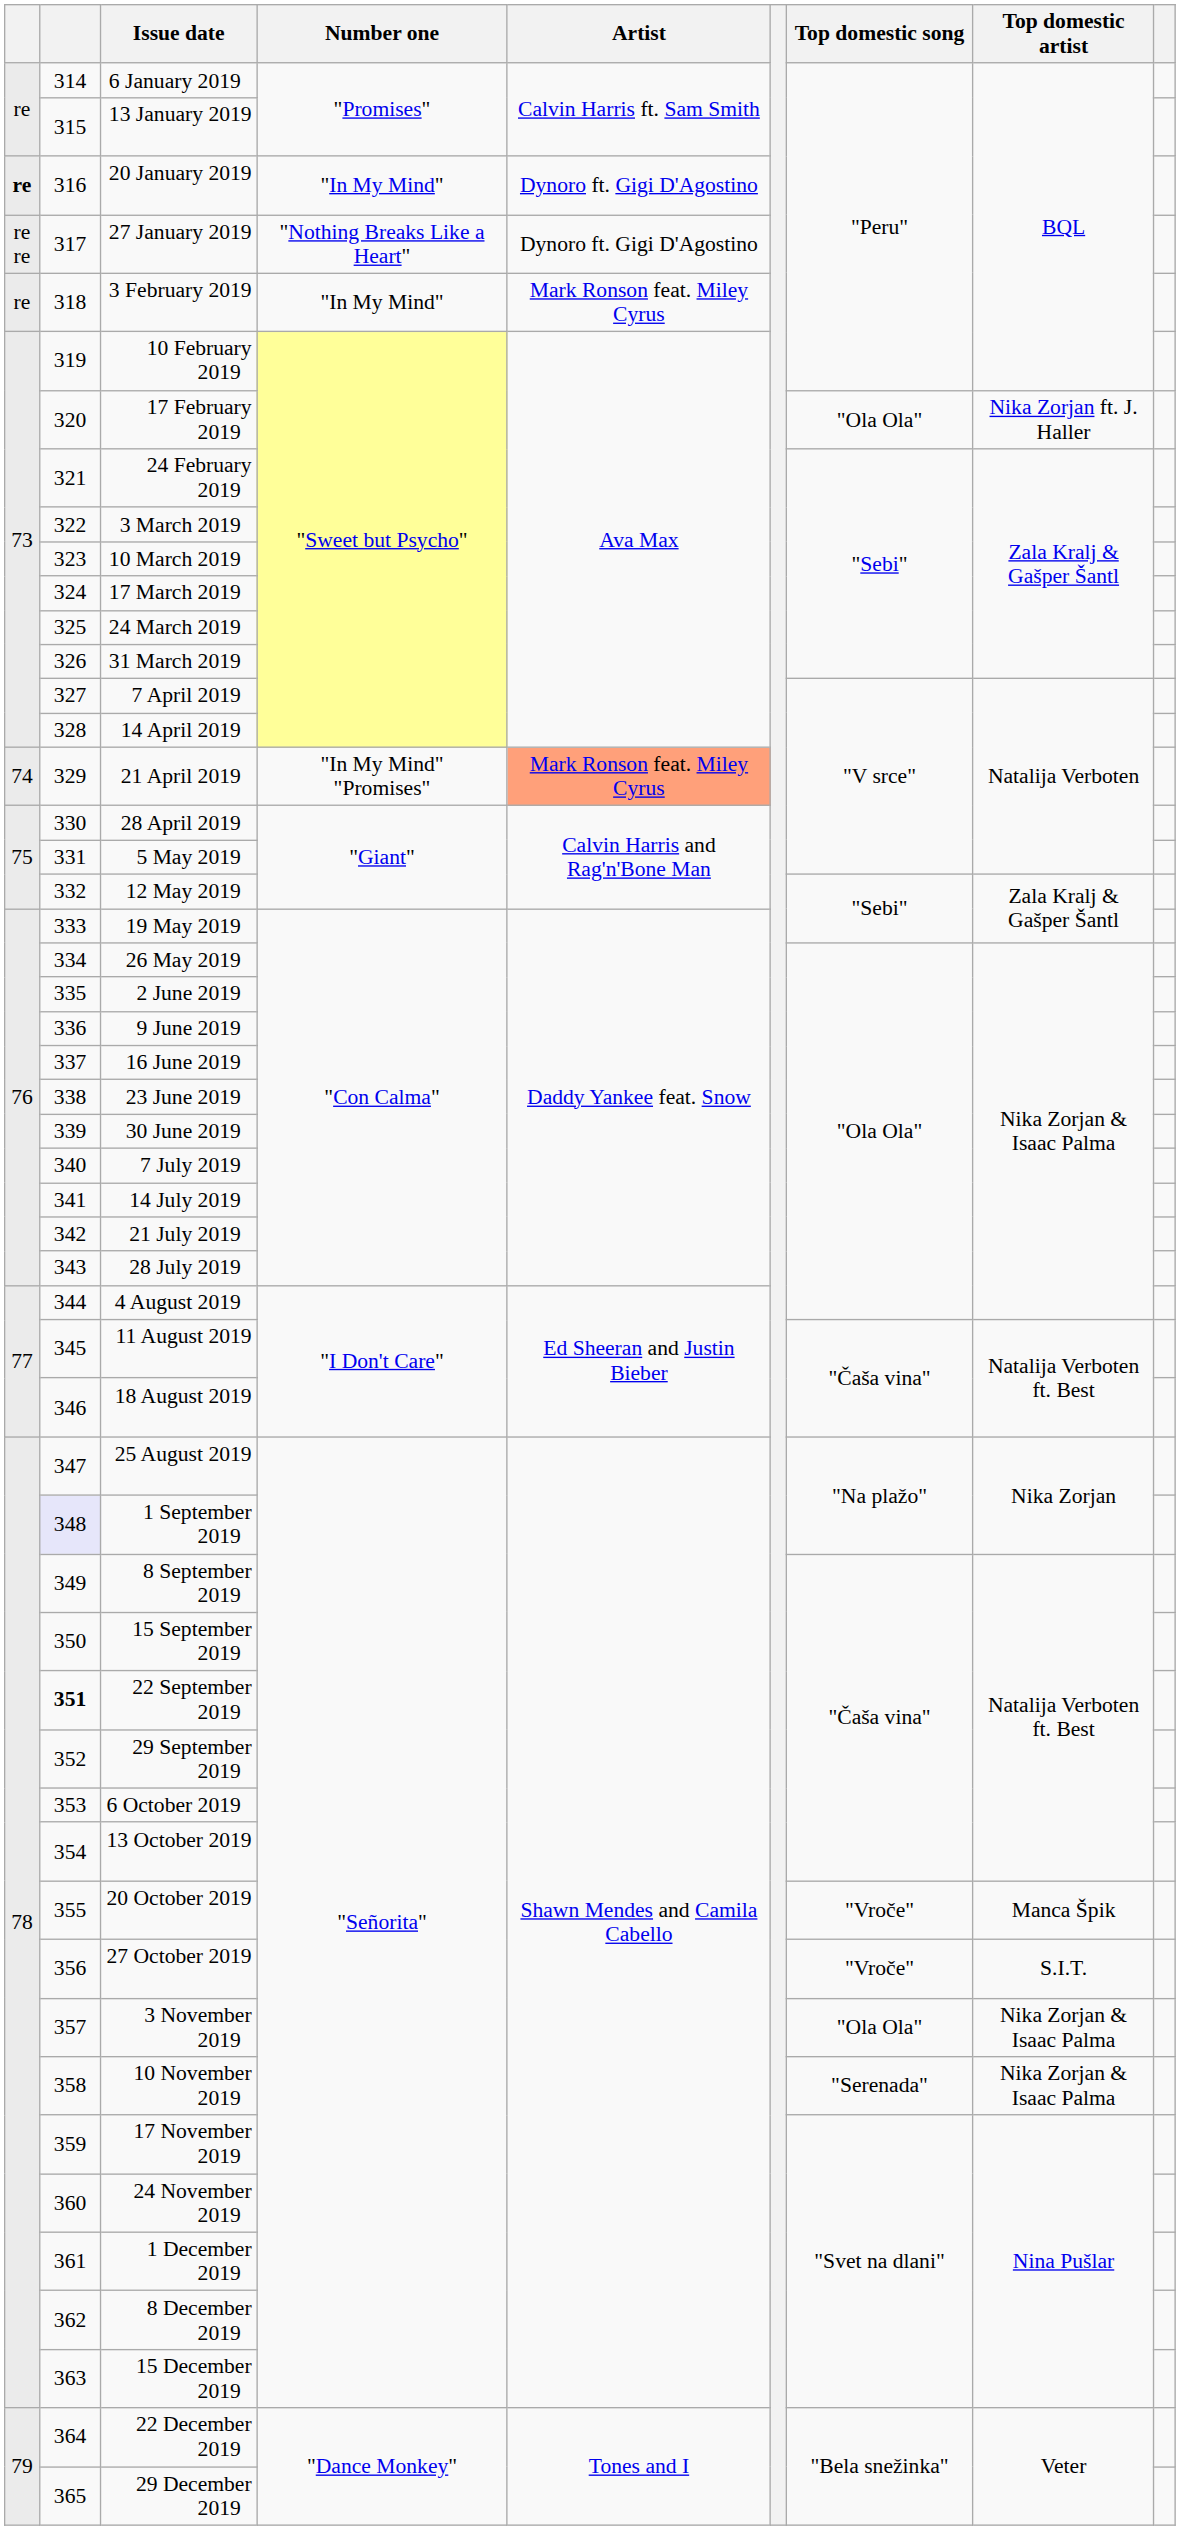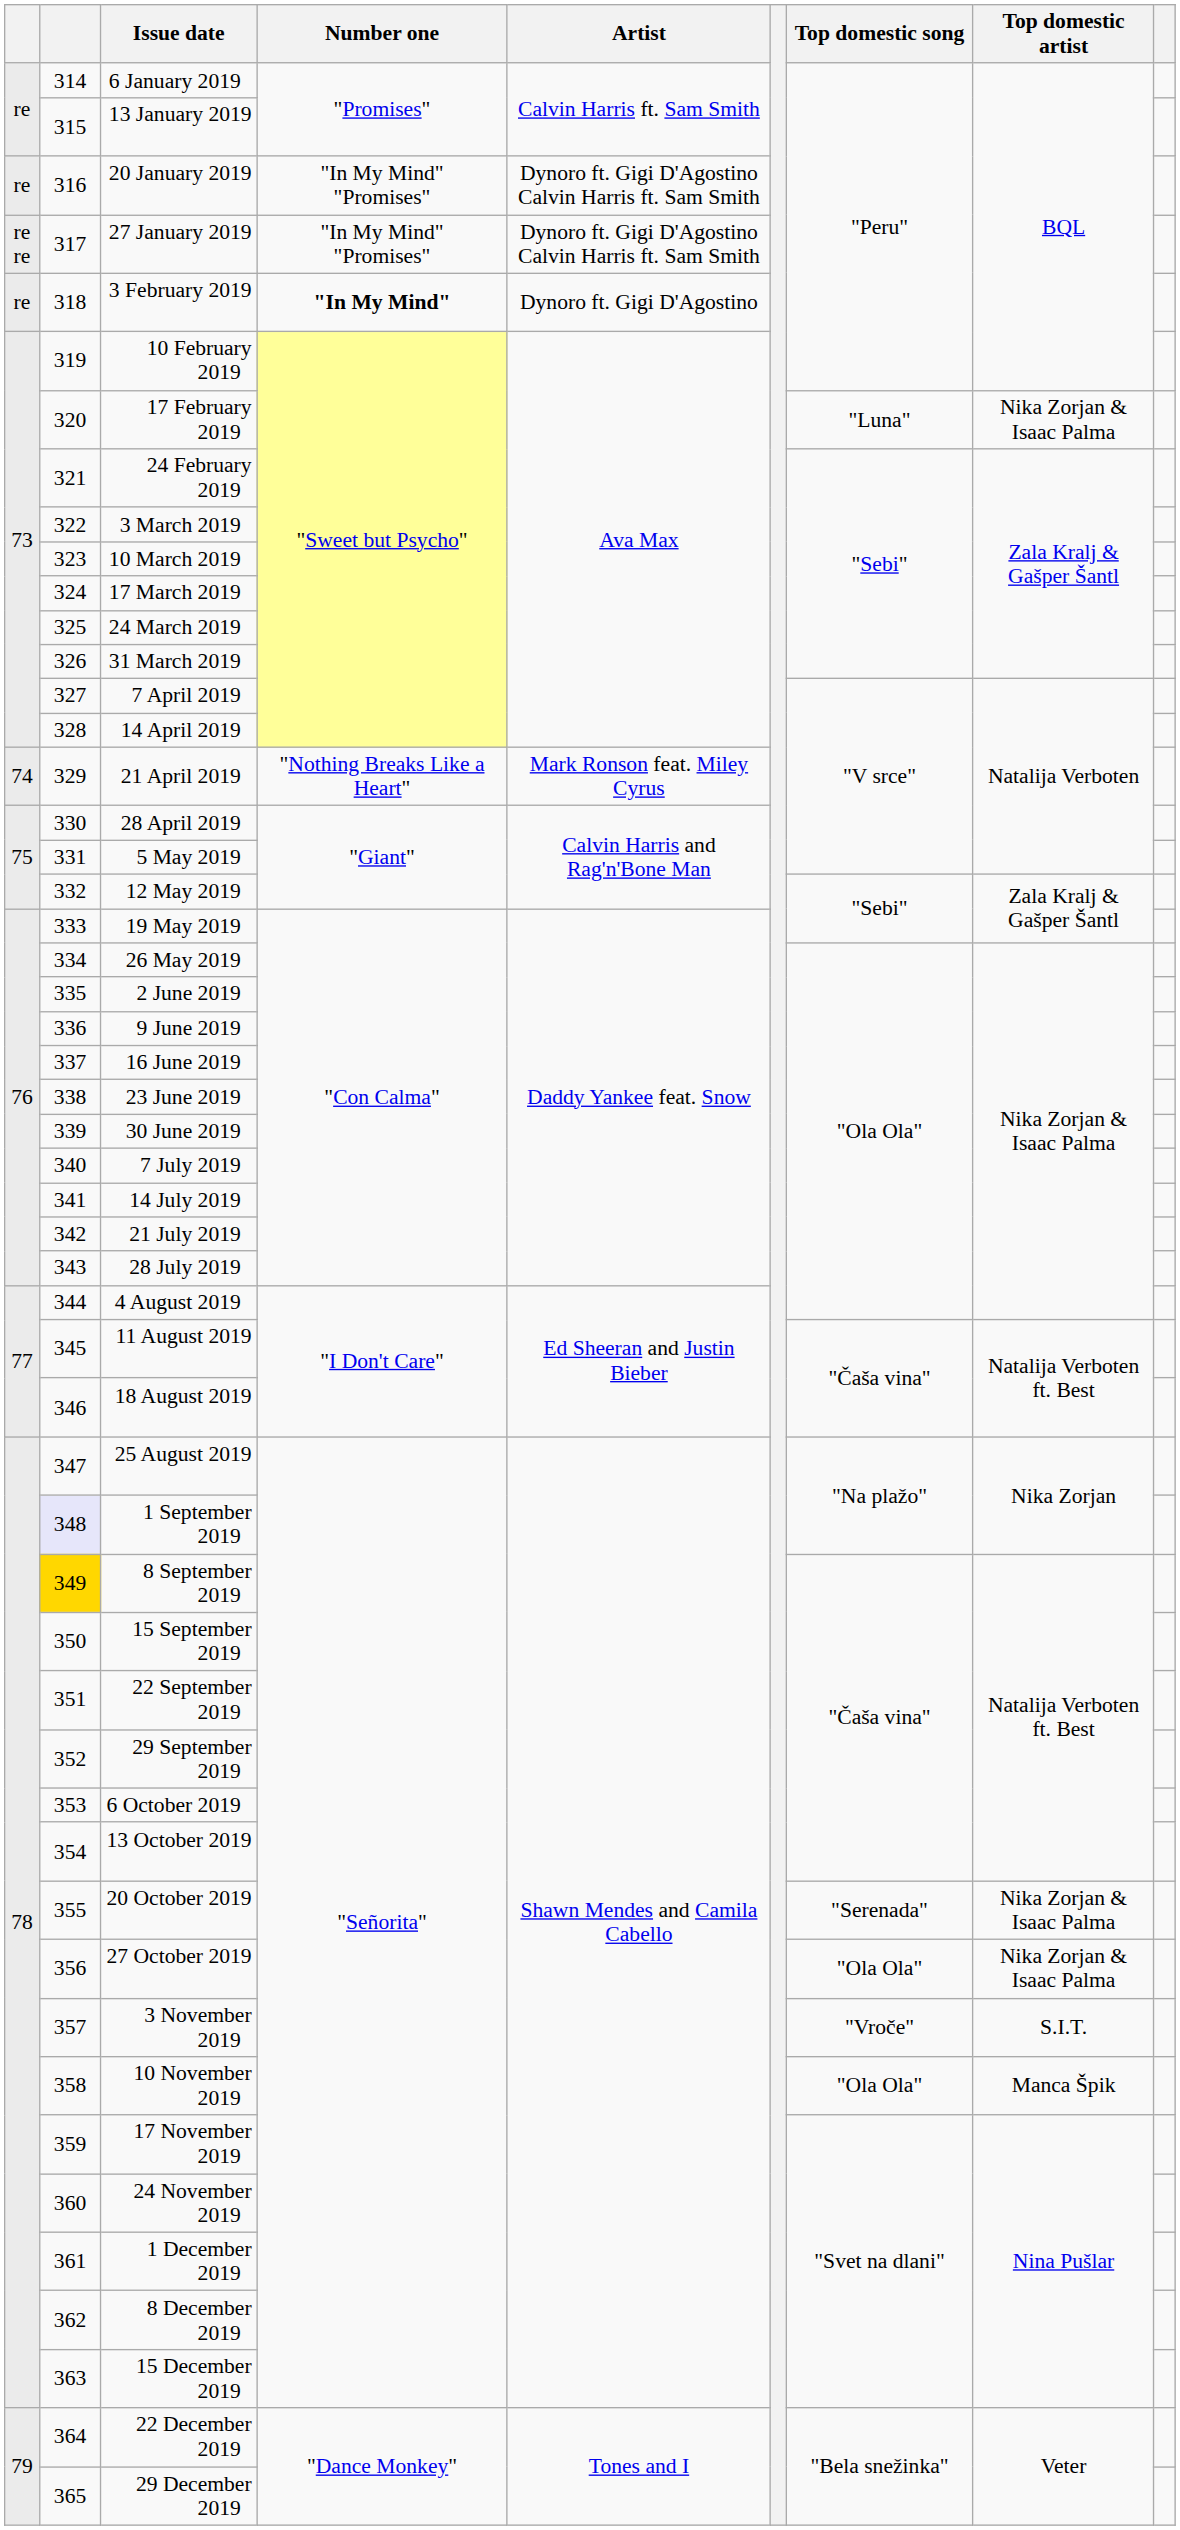(22, 185) bold -> (22, 185) normal
(382, 185) "In My Mind" -> (382, 185) "In My Mind" "Promises"
(639, 185) Dynoro ft. Gigi D'Agostino -> (639, 185) Dynoro ft. Gigi D'Agostino Calvin Harris ft. Sam Smith
(382, 243) "Nothing Breaks Like a Heart" -> (382, 243) "In My Mind" "Promises"
(639, 243) Dynoro ft. Gigi D'Agostino -> (639, 243) Dynoro ft. Gigi D'Agostino Calvin Harris ft. Sam Smith
(382, 302) normal -> (382, 302) bold
(639, 302) Mark Ronson feat. Miley Cyrus -> (639, 302) Dynoro ft. Gigi D'Agostino
(880, 419) "Ola Ola" -> (880, 419) "Luna"
(1064, 419) Nika Zorjan ft. J. Haller -> (1064, 419) Nika Zorjan & Isaac Palma
(382, 776) "In My Mind" "Promises" -> (382, 776) "Nothing Breaks Like a Heart"
(639, 776) lightsalmon background -> (639, 776) no background
(70, 1582) no background -> (70, 1582) gold background
(70, 1700) bold -> (70, 1700) normal
(880, 1909) "Vroče" -> (880, 1909) "Serenada"
(1064, 1909) Manca Špik -> (1064, 1909) Nika Zorjan & Isaac Palma
(880, 1968) "Vroče" -> (880, 1968) "Ola Ola"
(1064, 1968) S.I.T. -> (1064, 1968) Nika Zorjan & Isaac Palma
(880, 2027) "Ola Ola" -> (880, 2027) "Vroče"
(1064, 2027) Nika Zorjan & Isaac Palma -> (1064, 2027) S.I.T.
(880, 2085) "Serenada" -> (880, 2085) "Ola Ola"
(1064, 2085) Nika Zorjan & Isaac Palma -> (1064, 2085) Manca Špik
